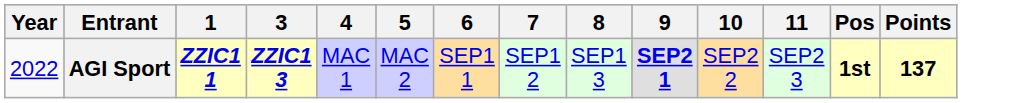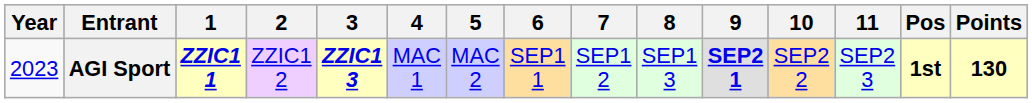+ column: (281, 22)
(34, 68) 2022 -> (34, 68) 2023
(918, 68) 137 -> (989, 68) 130
